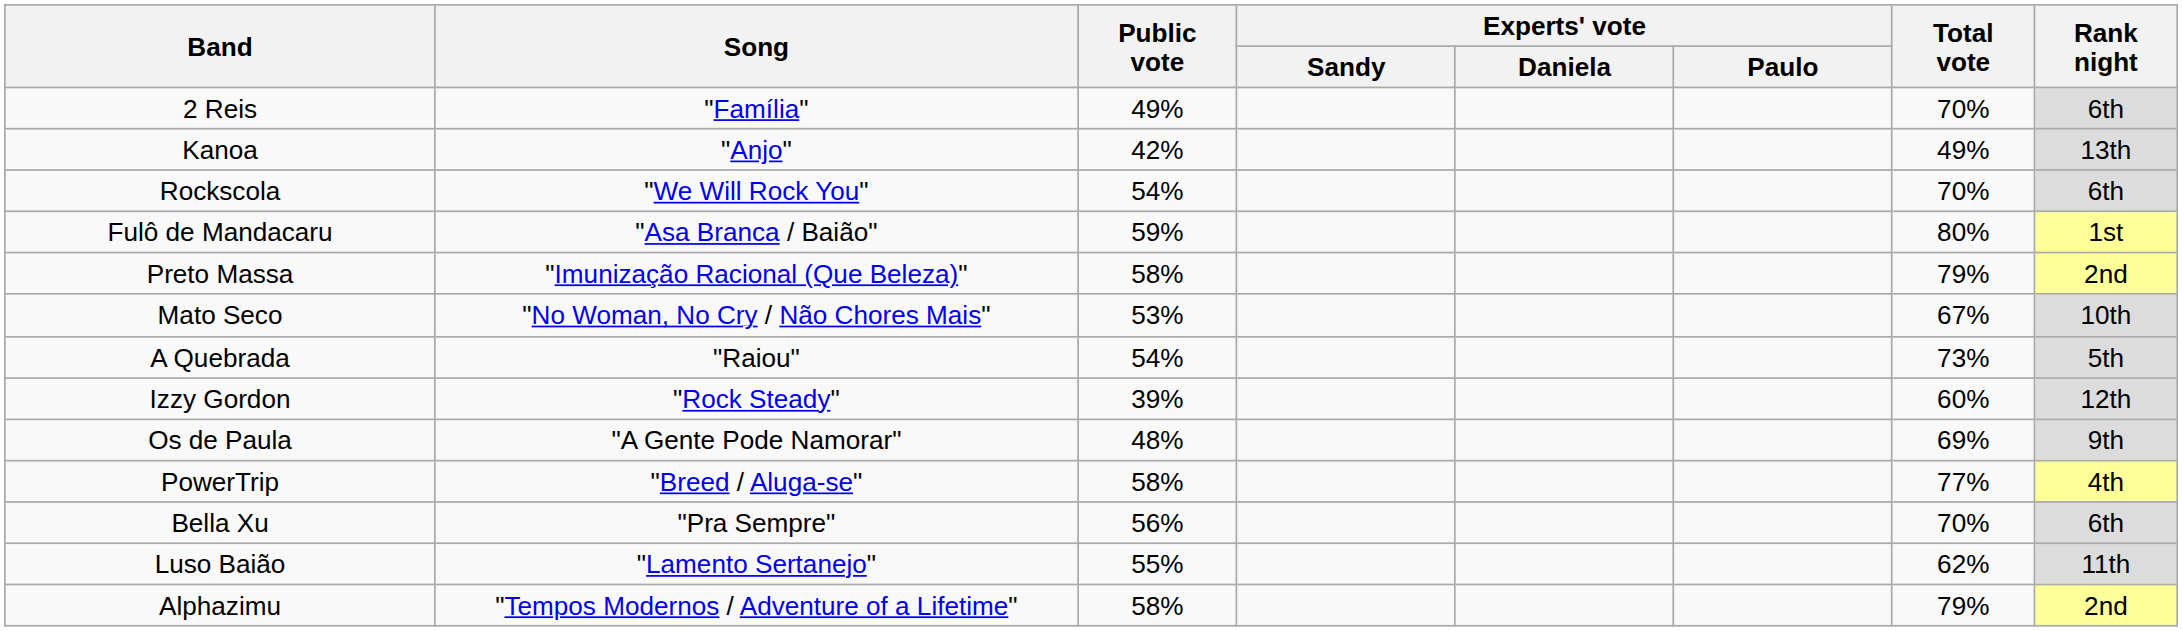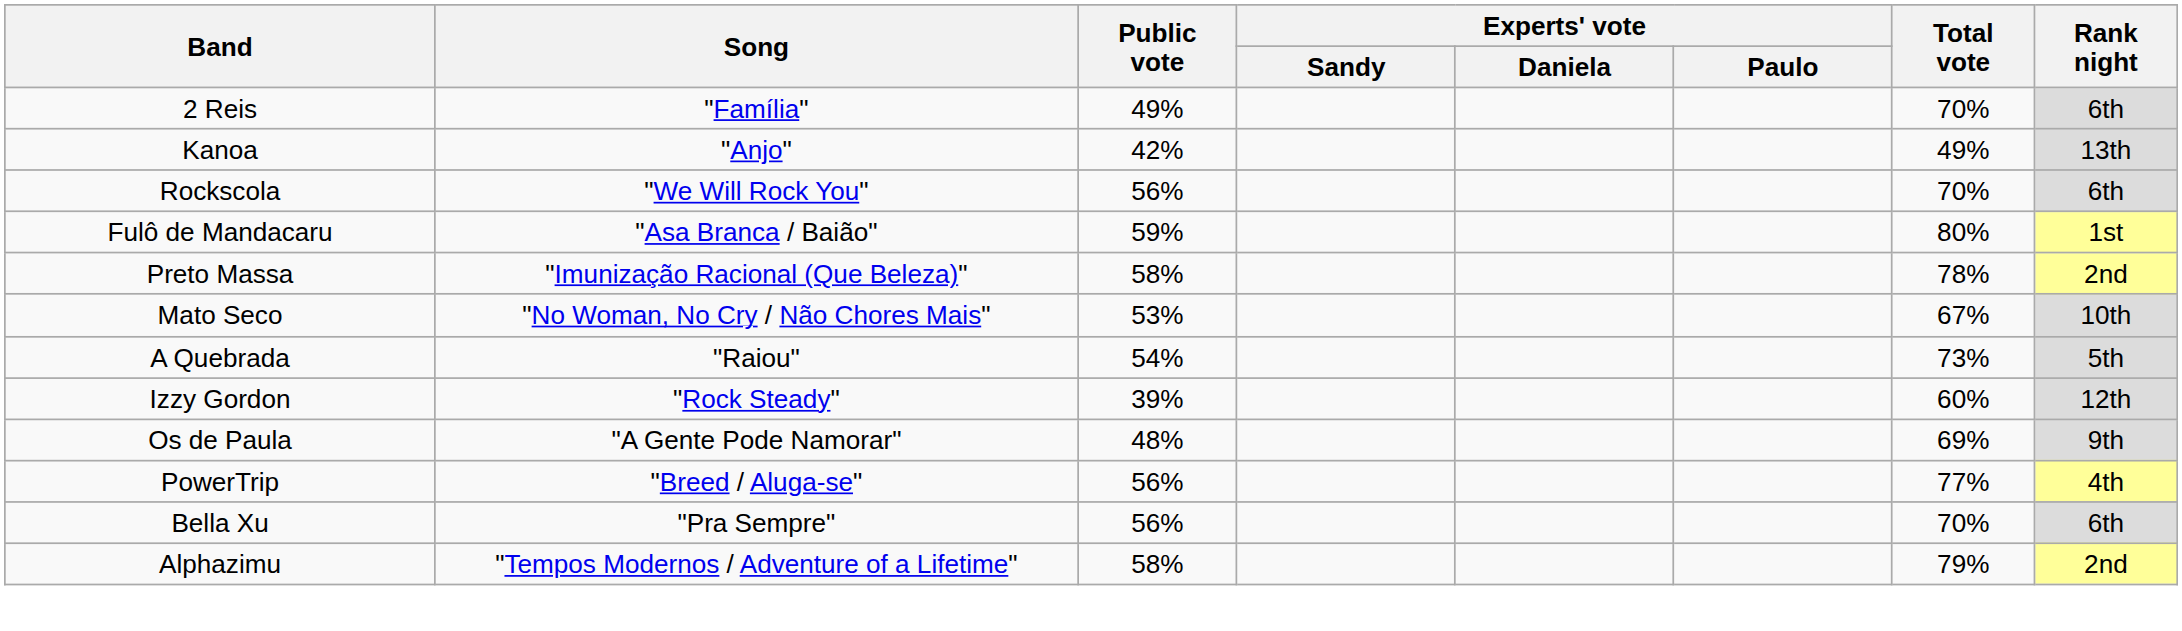(1157, 191) 54% -> (1157, 191) 56%
(1963, 274) 79% -> (1963, 274) 78%
(1157, 481) 58% -> (1157, 481) 56%
- row: (220, 564)
